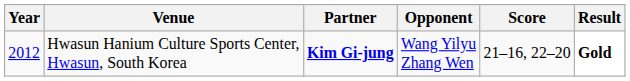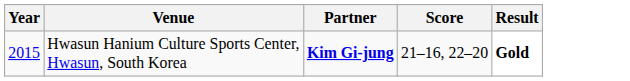- column: (439, 17)
(24, 53) 2012 -> (24, 53) 2015
